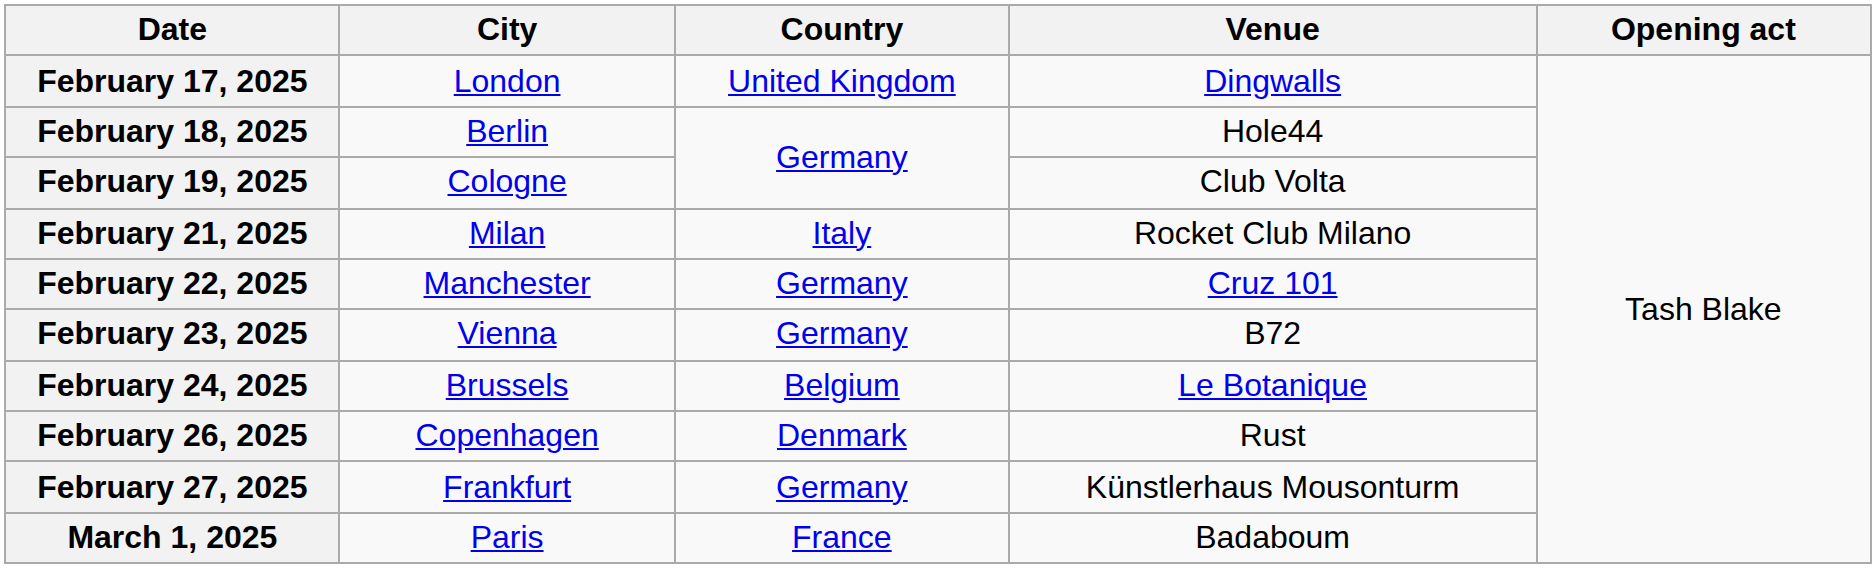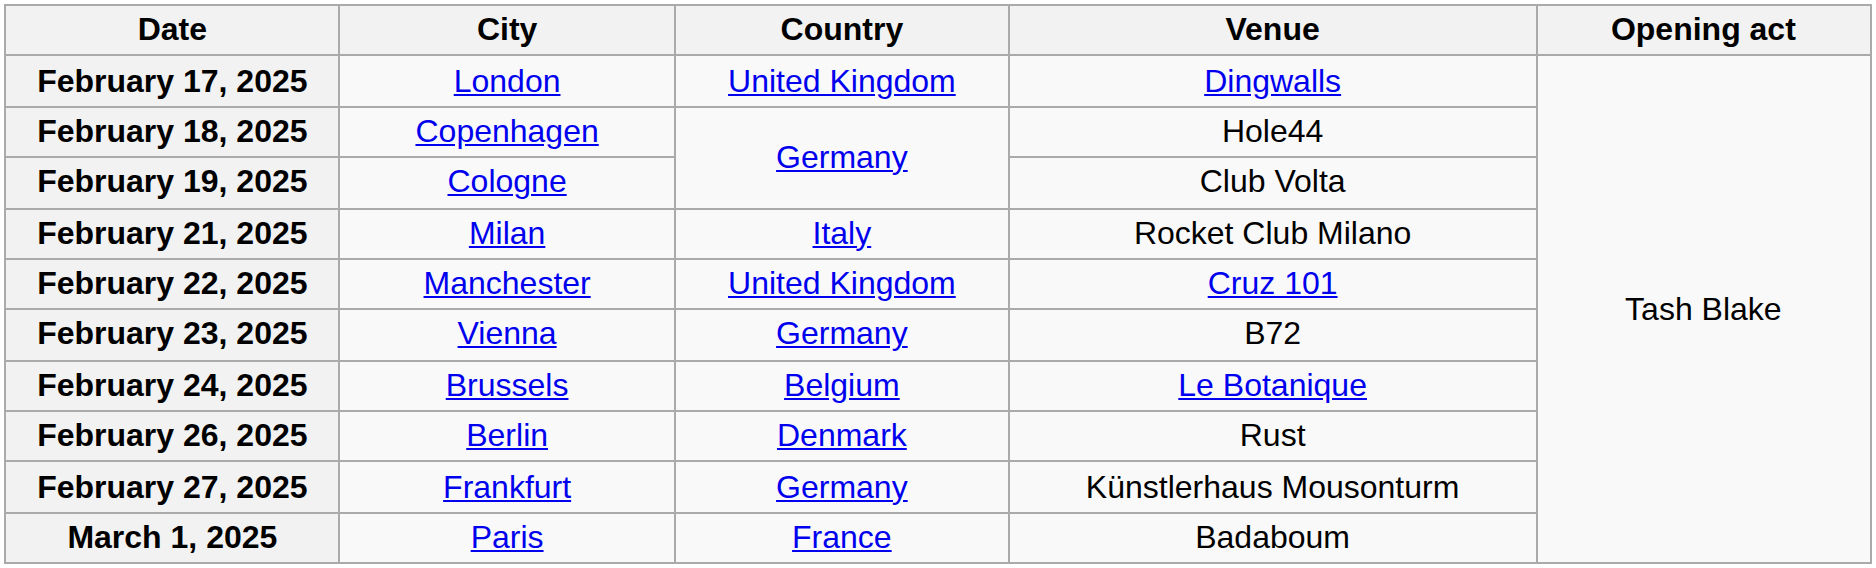(507, 131) Berlin -> (507, 131) Copenhagen
(842, 283) Germany -> (842, 283) United Kingdom
(507, 435) Copenhagen -> (507, 435) Berlin
